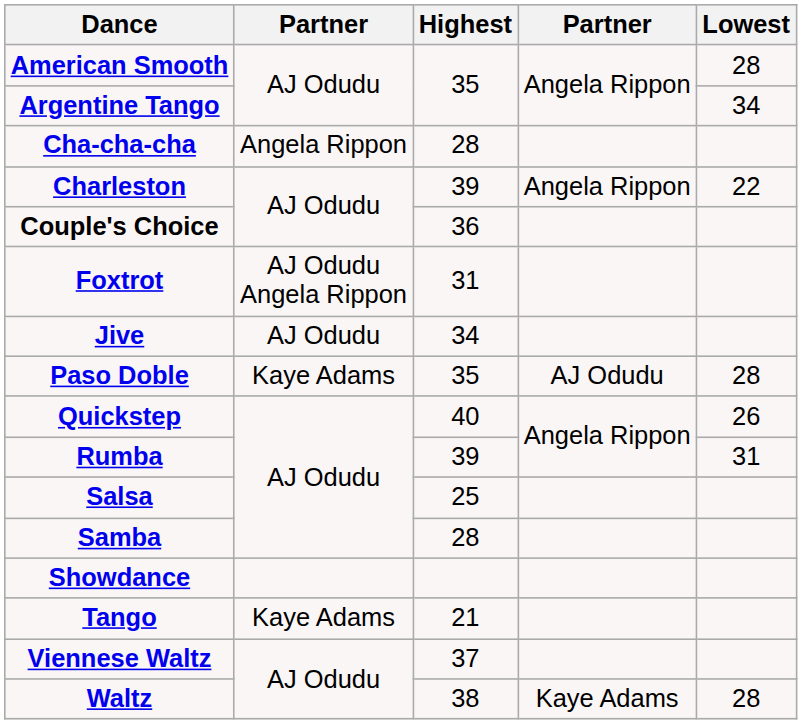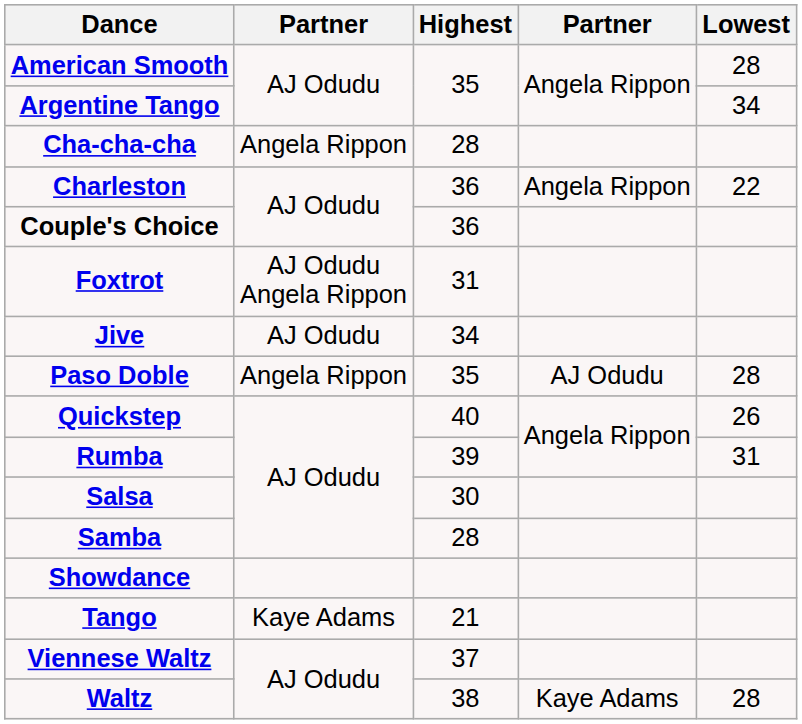(465, 186) 39 -> (465, 186) 36
(324, 376) Kaye Adams -> (324, 376) Angela Rippon
(465, 497) 25 -> (465, 497) 30
